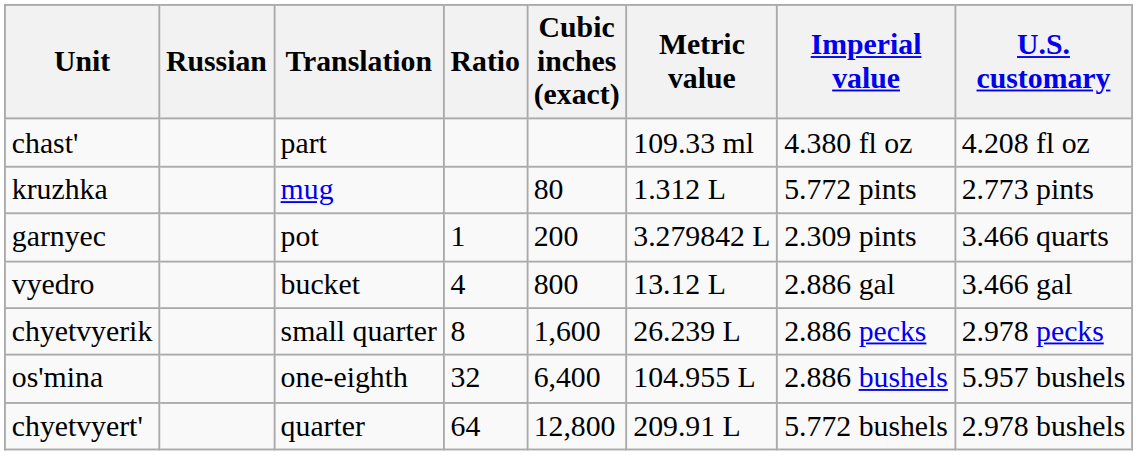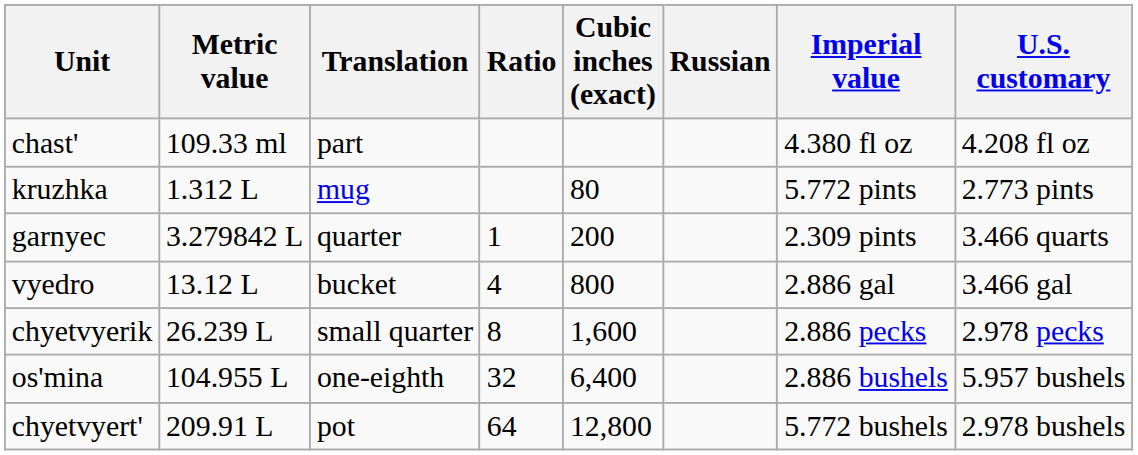columns swapped: (216, 61) <-> (702, 61)
(300, 236) pot -> (359, 236) quarter
(323, 425) quarter -> (336, 425) pot
